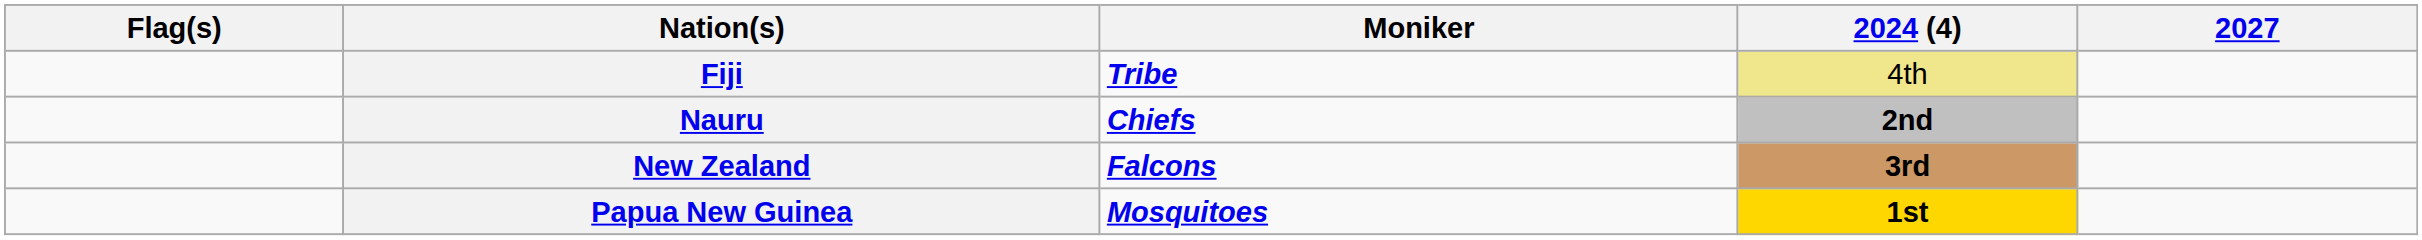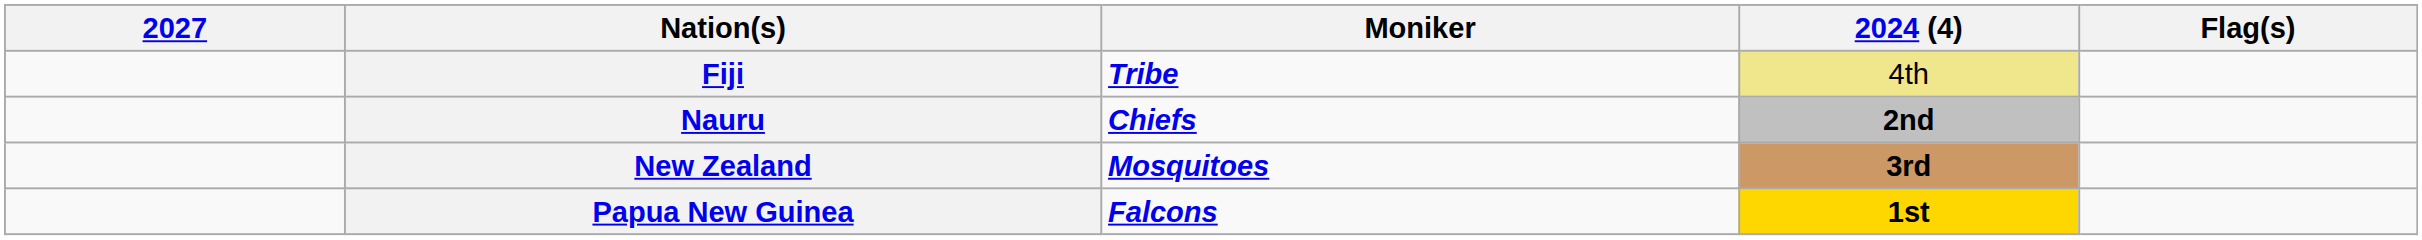columns swapped: (174, 28) <-> (2247, 28)
(1162, 166) Falcons -> (1189, 166) Mosquitoes
(1187, 212) Mosquitoes -> (1163, 212) Falcons
